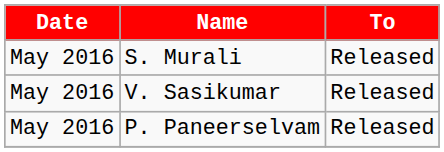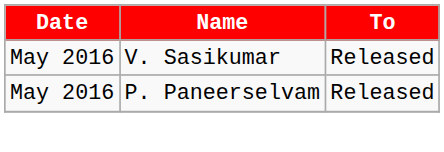- row: (183, 58)
